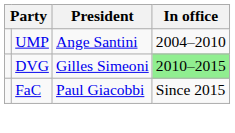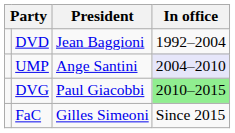+ row: (32, 41)
(191, 41) no background -> (191, 66) lavender background
(102, 66) Gilles Simeoni -> (100, 90) Paul Giacobbi
(100, 90) Paul Giacobbi -> (102, 115) Gilles Simeoni
